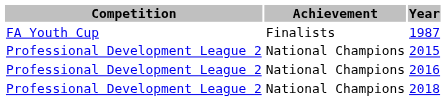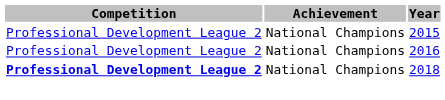- row: (425, 32)
(134, 89) normal -> (134, 70) bold
